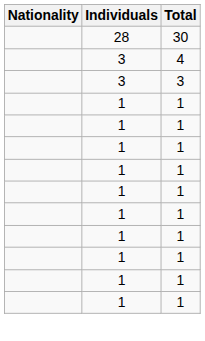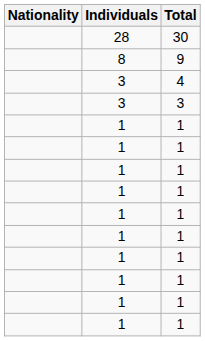+ row: (122, 59)
